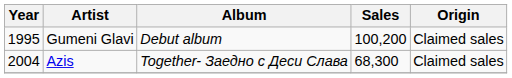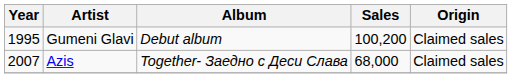(24, 61) 2004 -> (24, 61) 2007
(377, 61) 68,300 -> (377, 61) 68,000
